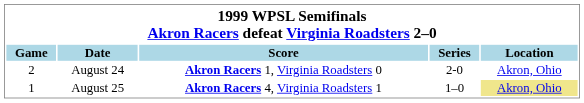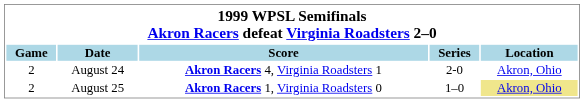(283, 70) Akron Racers 1, Virginia Roadsters 0 -> (283, 70) Akron Racers 4, Virginia Roadsters 1
(31, 88) 1 -> (31, 88) 2
(283, 88) Akron Racers 4, Virginia Roadsters 1 -> (283, 88) Akron Racers 1, Virginia Roadsters 0
